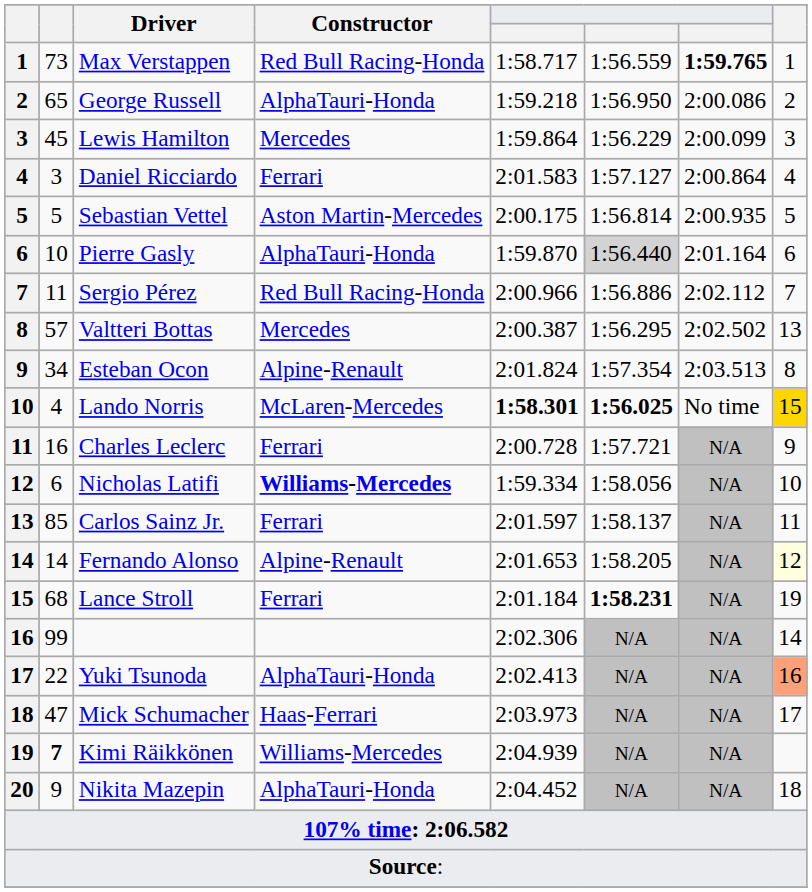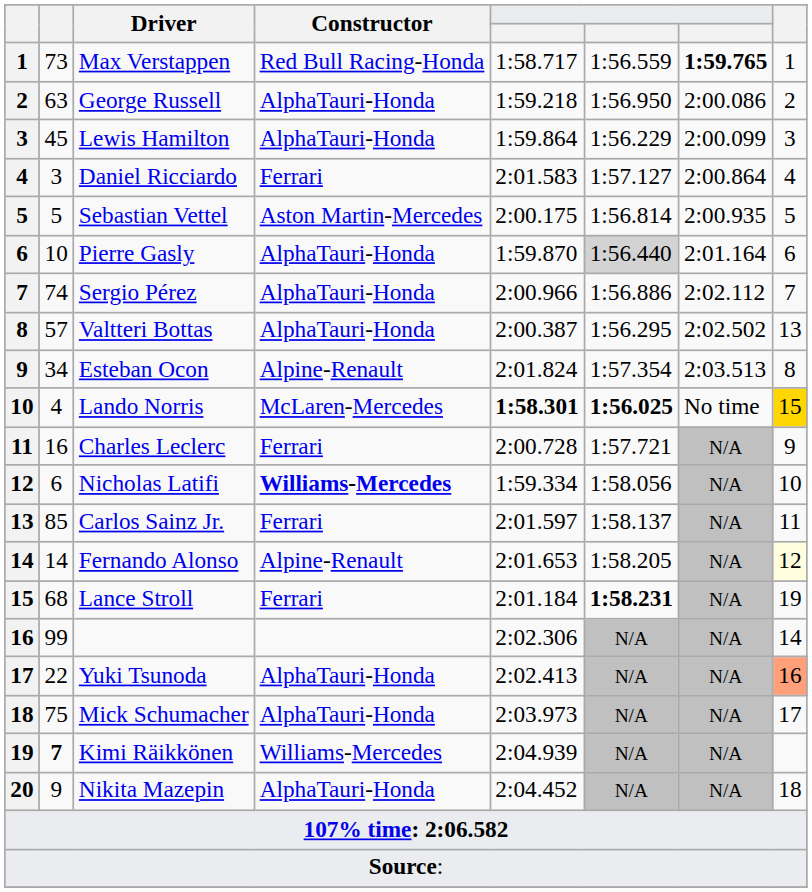(56, 100) 65 -> (56, 100) 63
(305, 138) Mercedes -> (347, 138) AlphaTauri-Honda
(56, 291) 11 -> (56, 291) 74
(372, 291) Red Bull Racing-Honda -> (347, 291) AlphaTauri-Honda
(305, 330) Mercedes -> (347, 330) AlphaTauri-Honda
(56, 713) 47 -> (56, 713) 75
(318, 713) Haas-Ferrari -> (347, 713) AlphaTauri-Honda
